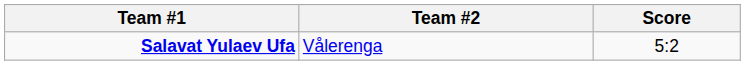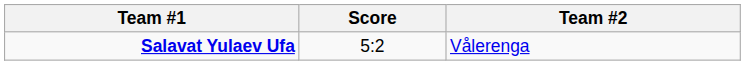columns swapped: (667, 18) <-> (446, 18)
